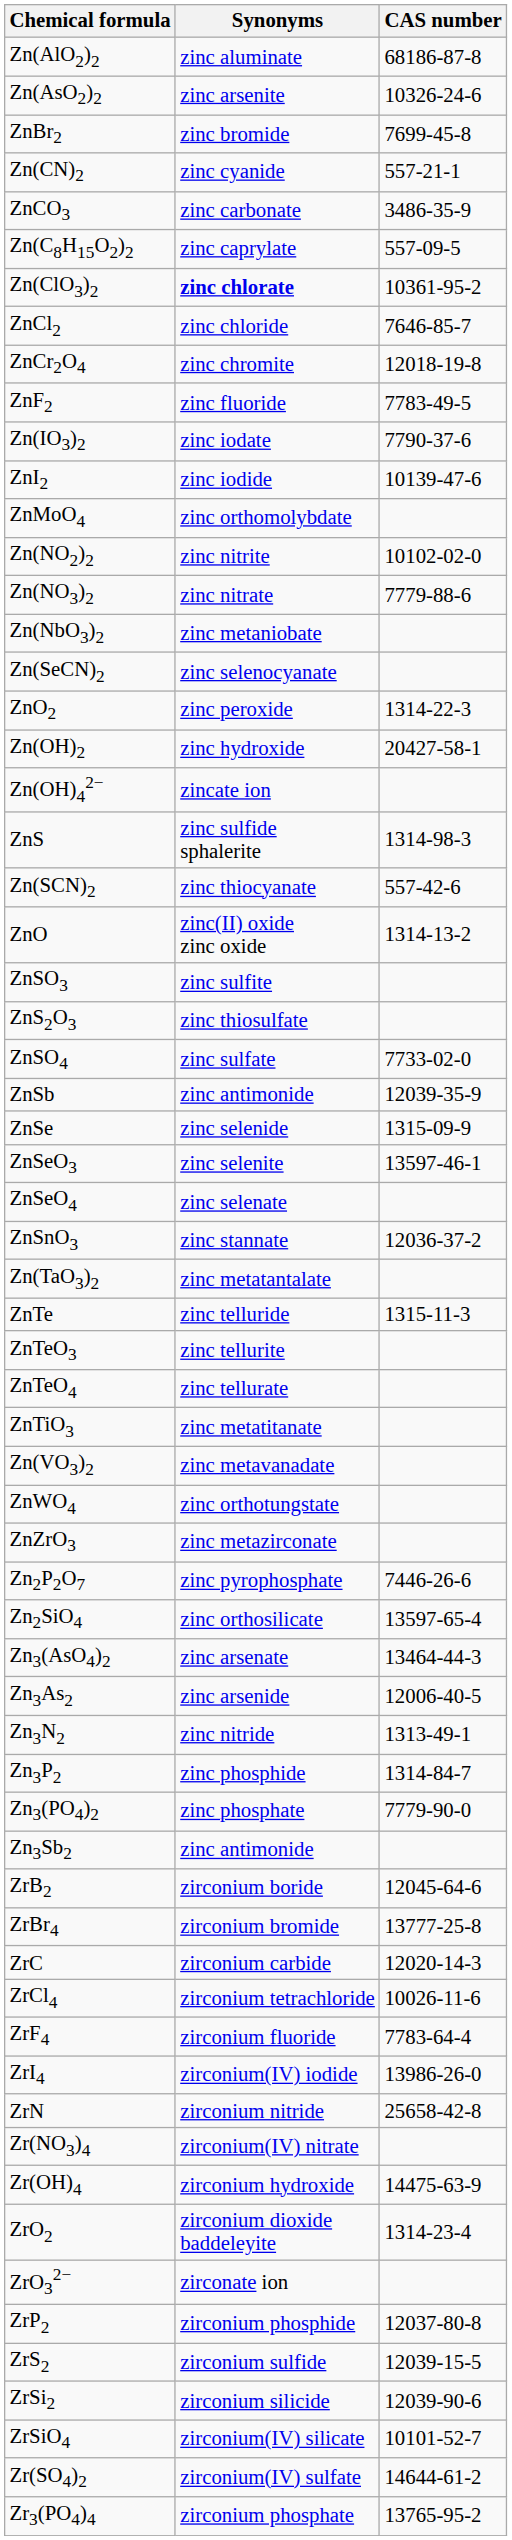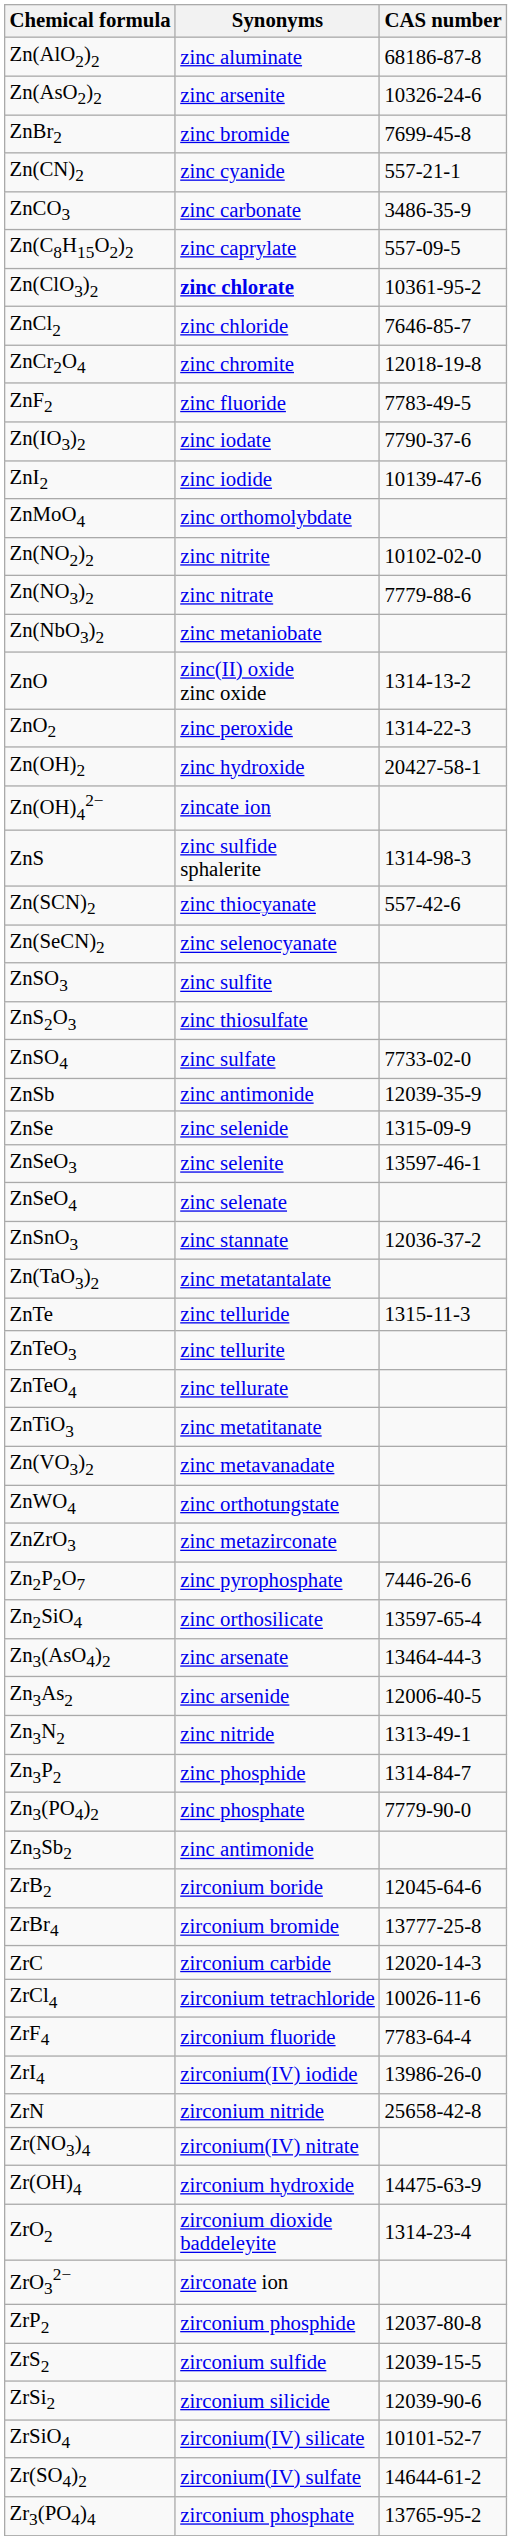rows swapped: (29, 934) <-> (57, 671)
